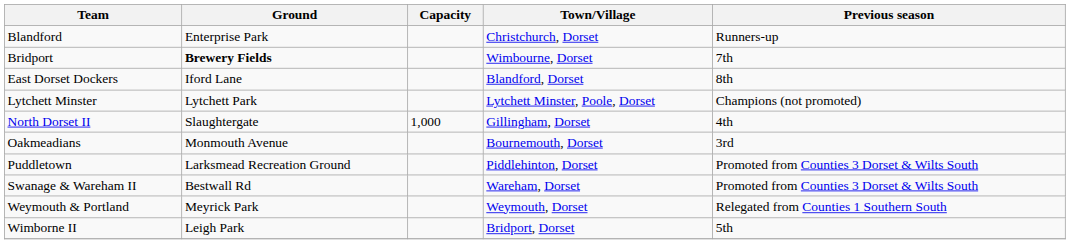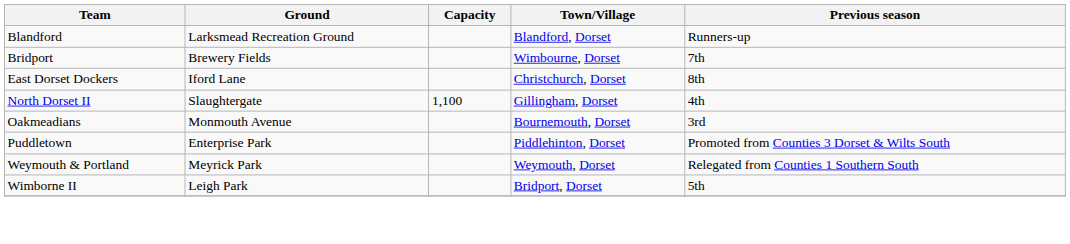(227, 36) Enterprise Park -> (271, 36) Larksmead Recreation Ground
(542, 36) Christchurch, Dorset -> (562, 36) Blandford, Dorset
(228, 57) bold -> (230, 57) normal
(535, 79) Blandford, Dorset -> (570, 79) Christchurch, Dorset
- row: (52, 100)
(426, 121) 1,000 -> (447, 100) 1,100
(268, 164) Larksmead Recreation Ground -> (230, 143) Enterprise Park
- row: (72, 185)
